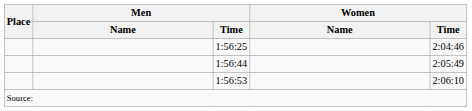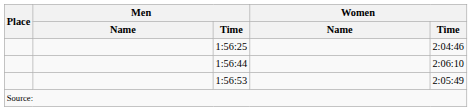(448, 64) 2:05:49 -> (448, 64) 2:06:10
(448, 81) 2:06:10 -> (448, 81) 2:05:49
